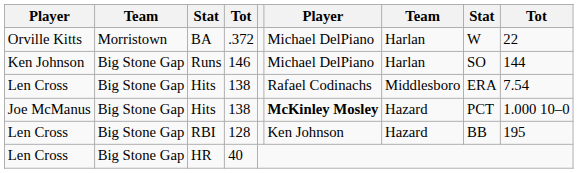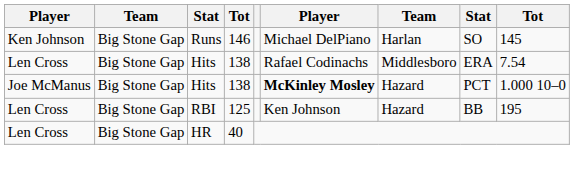- row: (45, 39)
(514, 62) 144 -> (511, 39) 145
(239, 132) 128 -> (239, 109) 125
